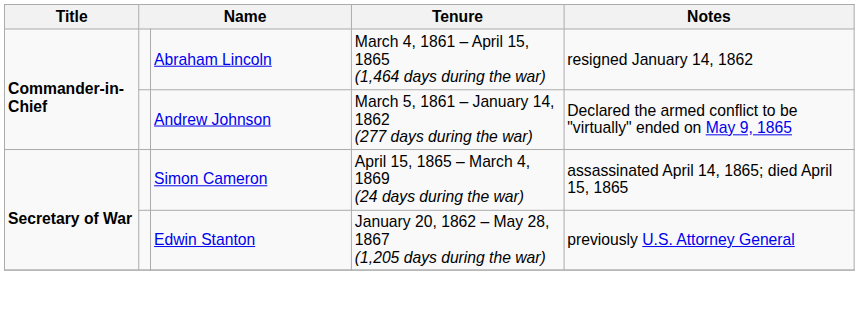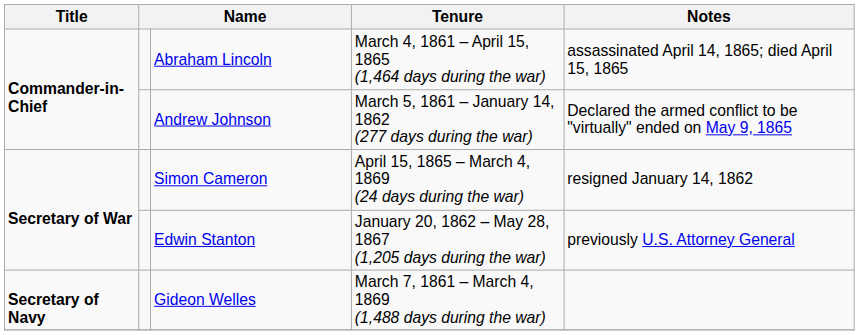(660, 59) resigned January 14, 1862 -> (700, 59) assassinated April 14, 1865; died April 15, 1865
(700, 179) assassinated April 14, 1865; died April 15, 1865 -> (660, 179) resigned January 14, 1862
+ row: (205, 300)
